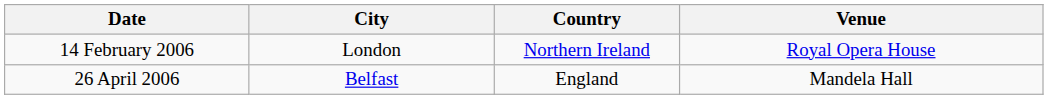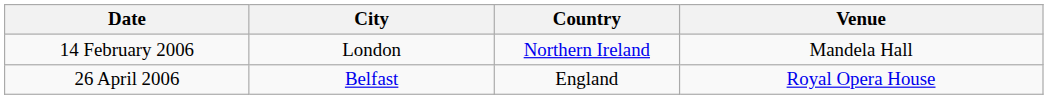(861, 49) Royal Opera House -> (861, 49) Mandela Hall
(861, 79) Mandela Hall -> (861, 79) Royal Opera House
